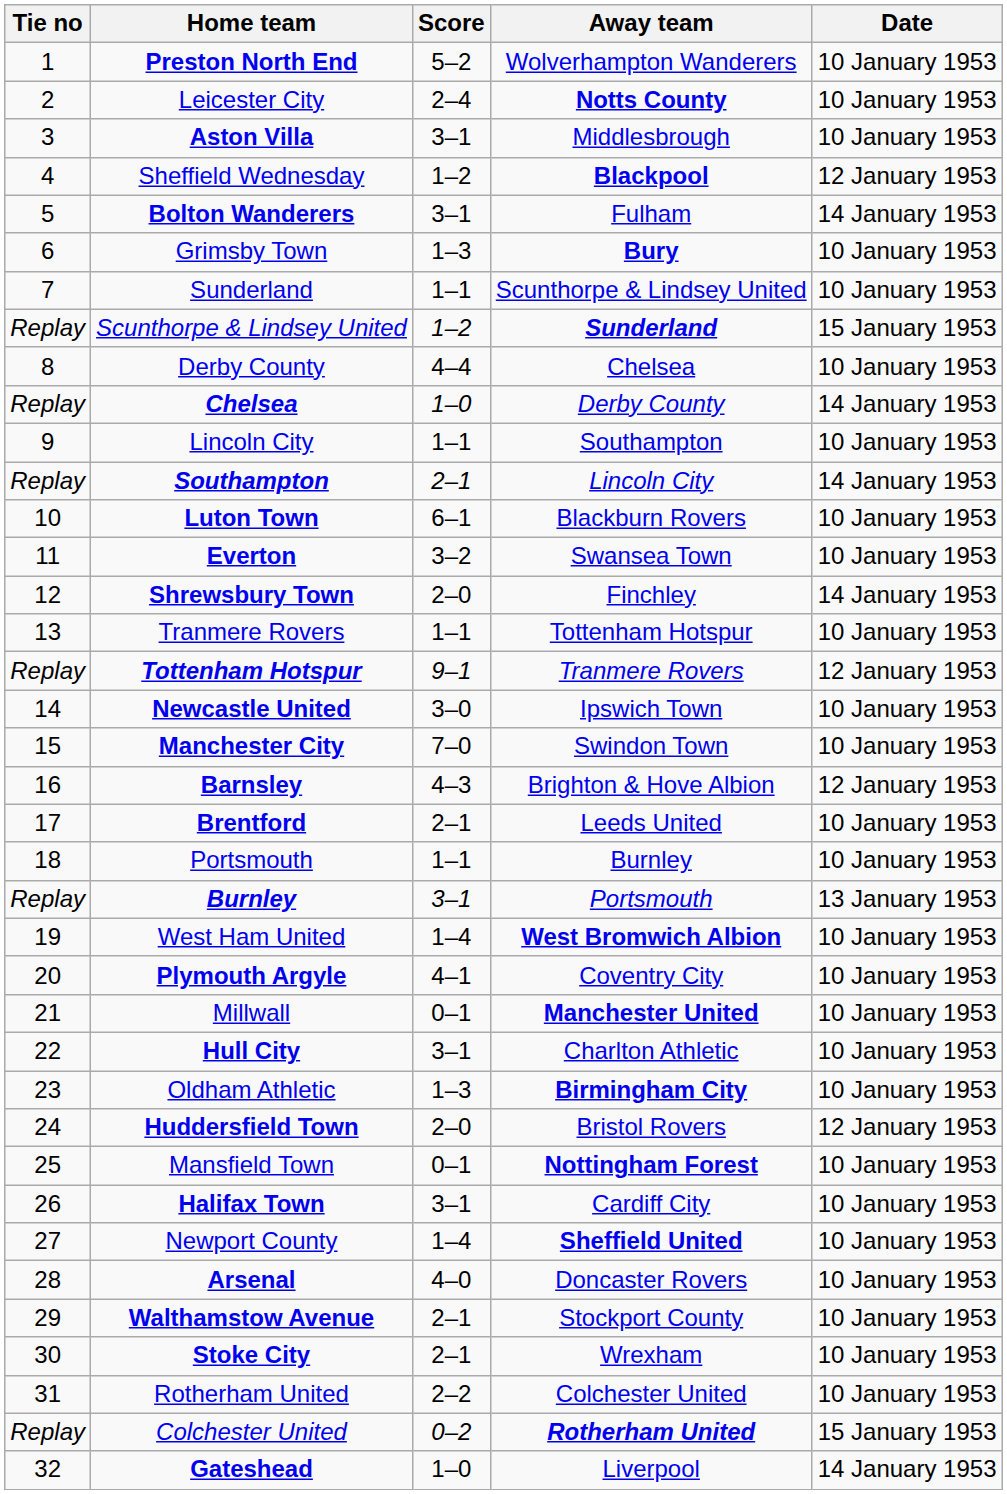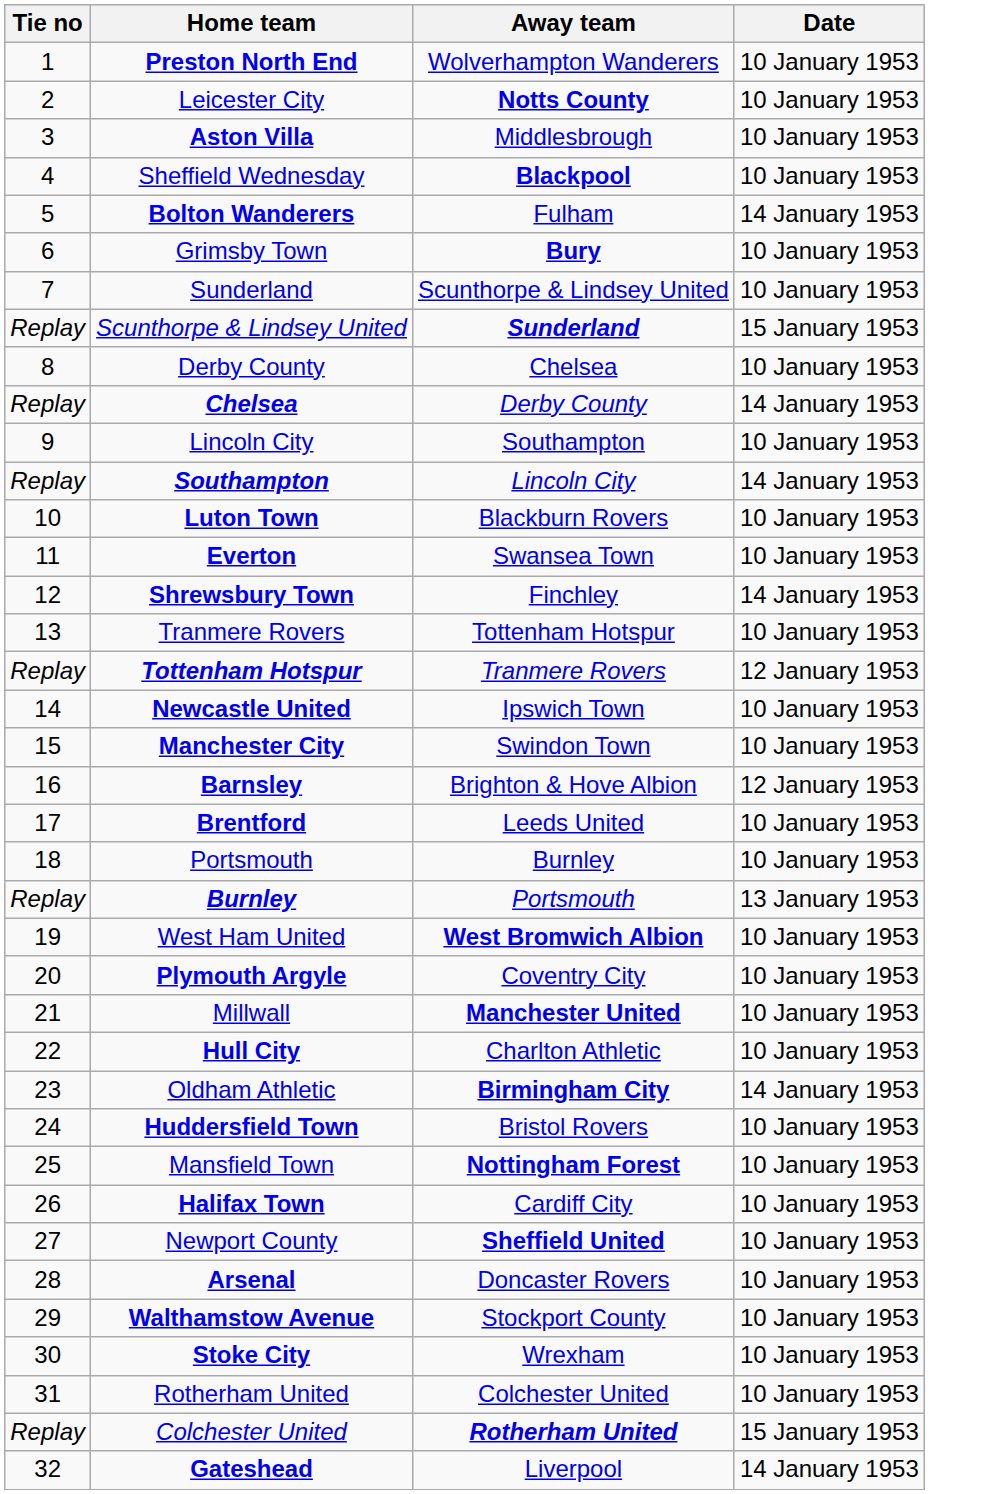- column: (451, 23)
(907, 175) 12 January 1953 -> (829, 175) 10 January 1953
(907, 1089) 10 January 1953 -> (829, 1089) 14 January 1953
(907, 1127) 12 January 1953 -> (829, 1127) 10 January 1953
